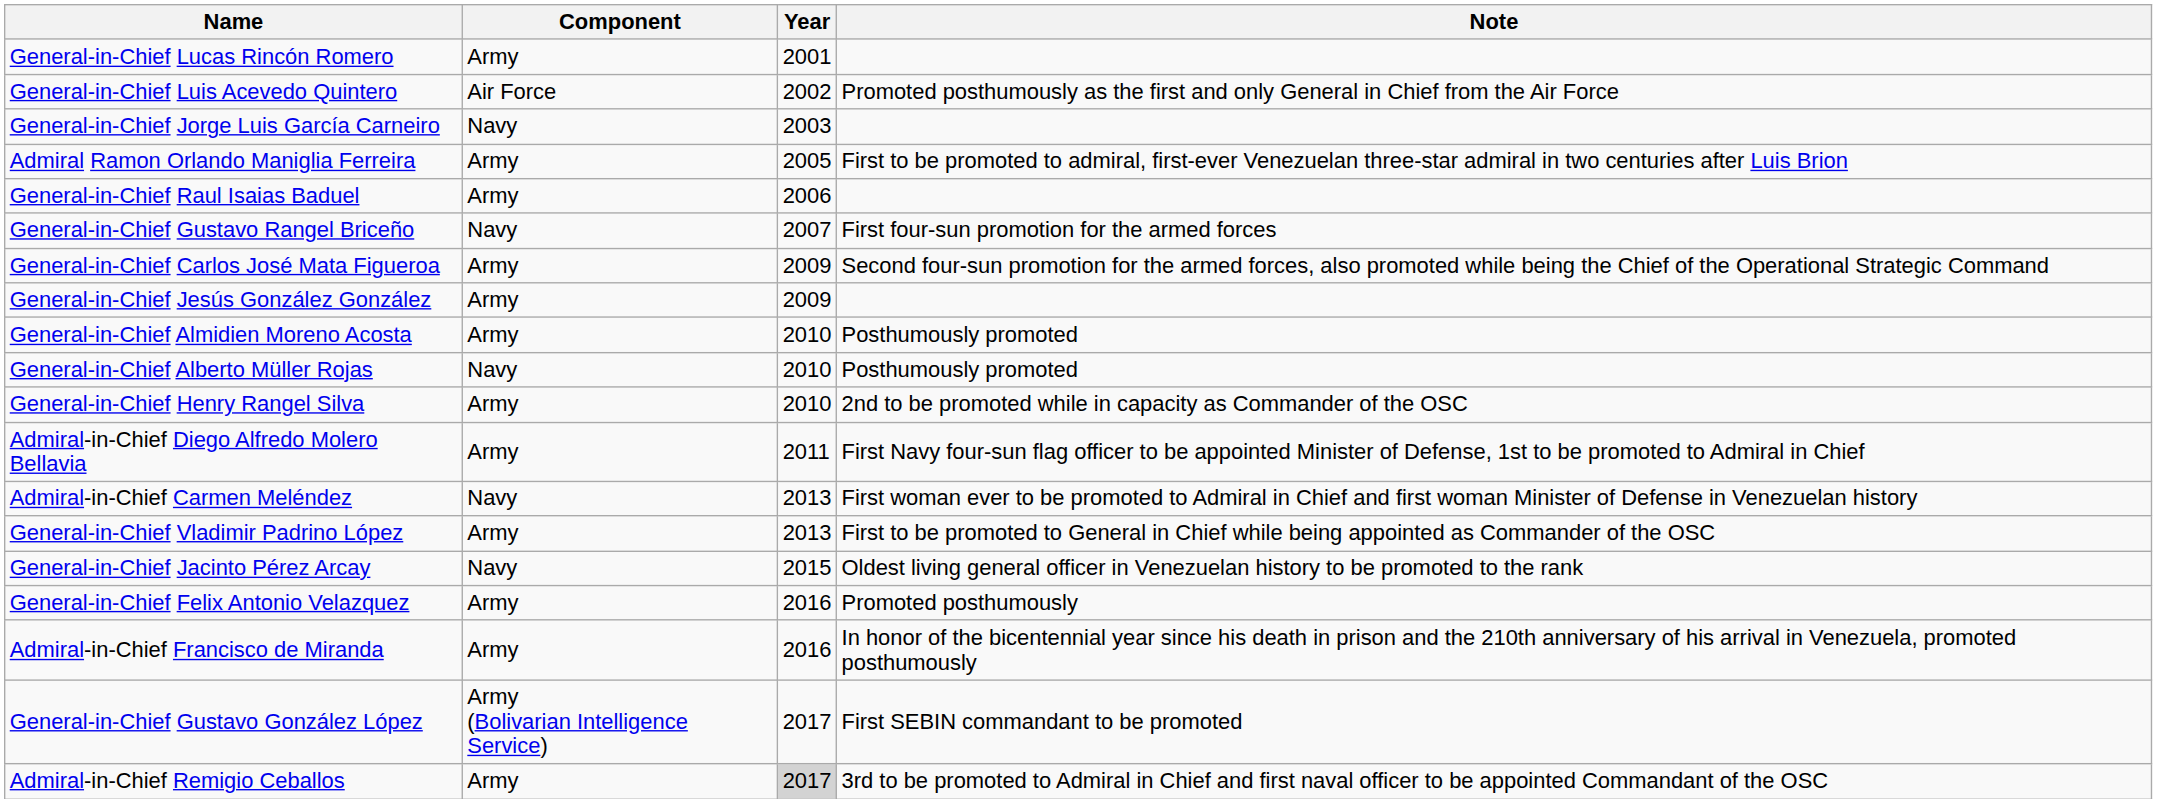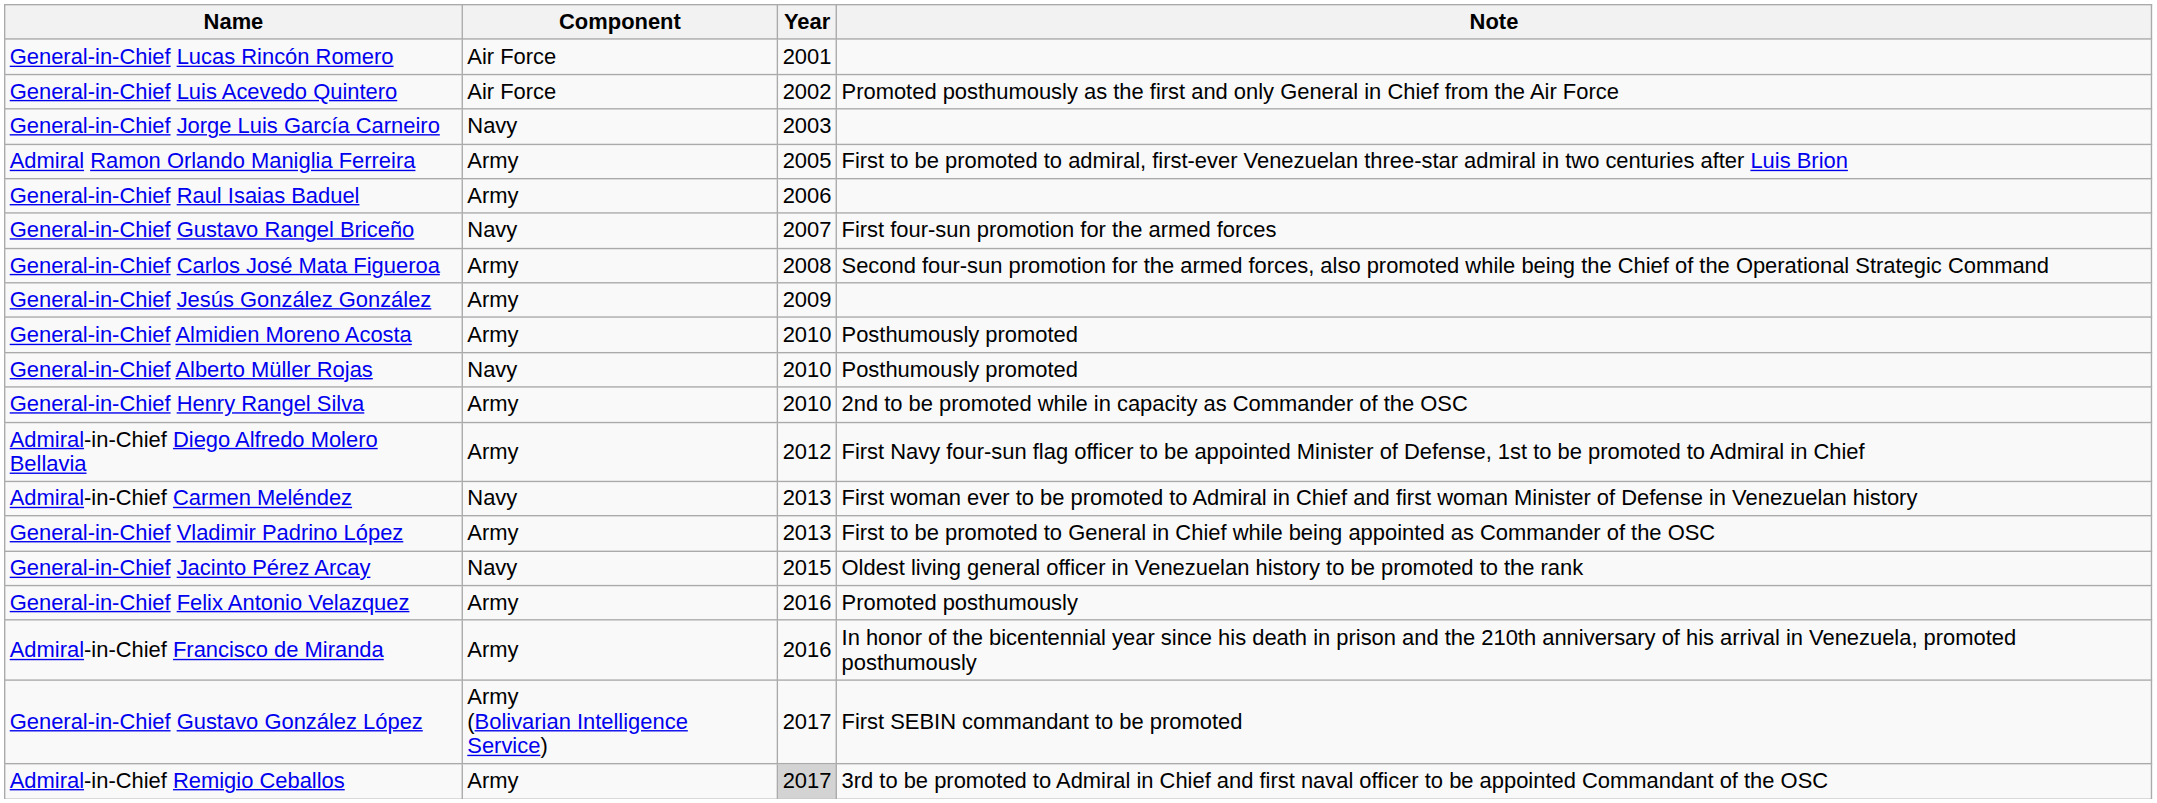(493, 56) Army -> (512, 56) Air Force
(807, 265) 2009 -> (807, 265) 2008
(806, 451) 2011 -> (807, 451) 2012
